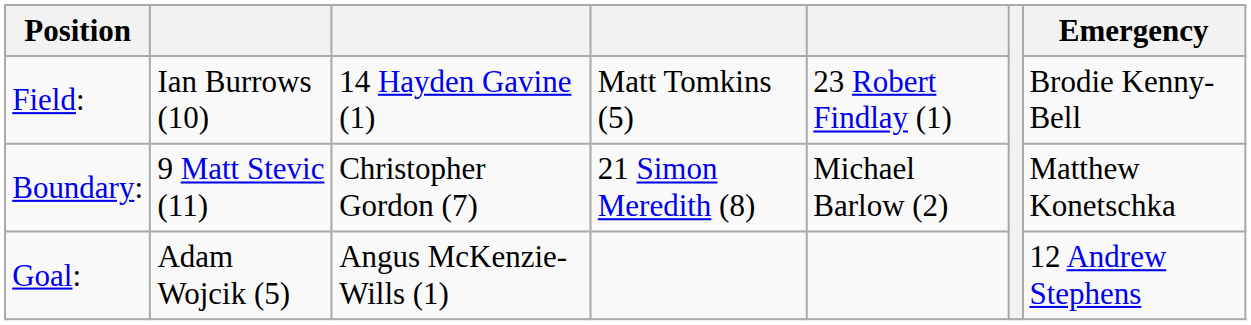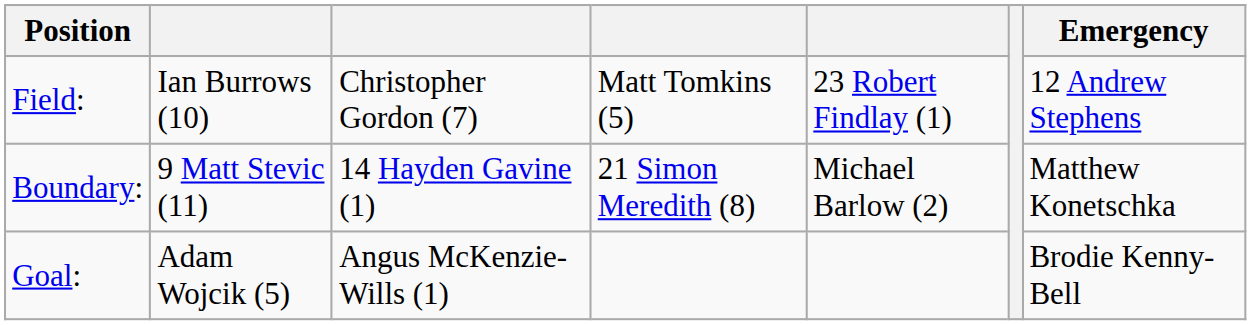(455, 99) 14 Hayden Gavine (1) -> (412, 99) Christopher Gordon (7)
(1122, 99) Brodie Kenny-Bell -> (1098, 99) 12 Andrew Stephens
(412, 187) Christopher Gordon (7) -> (455, 187) 14 Hayden Gavine (1)
(1098, 275) 12 Andrew Stephens -> (1122, 275) Brodie Kenny-Bell
